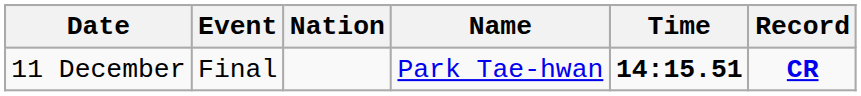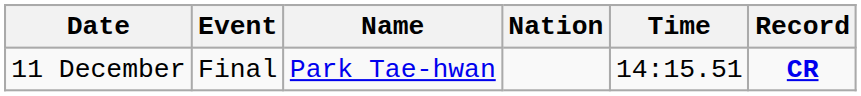columns swapped: (500, 27) <-> (337, 27)
(679, 70) bold -> (679, 70) normal
